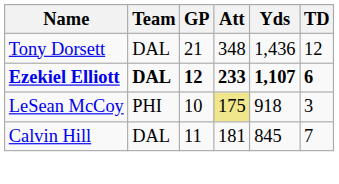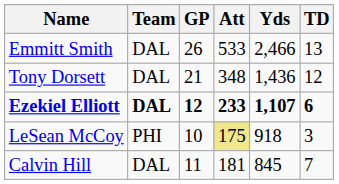+ row: (61, 48)
